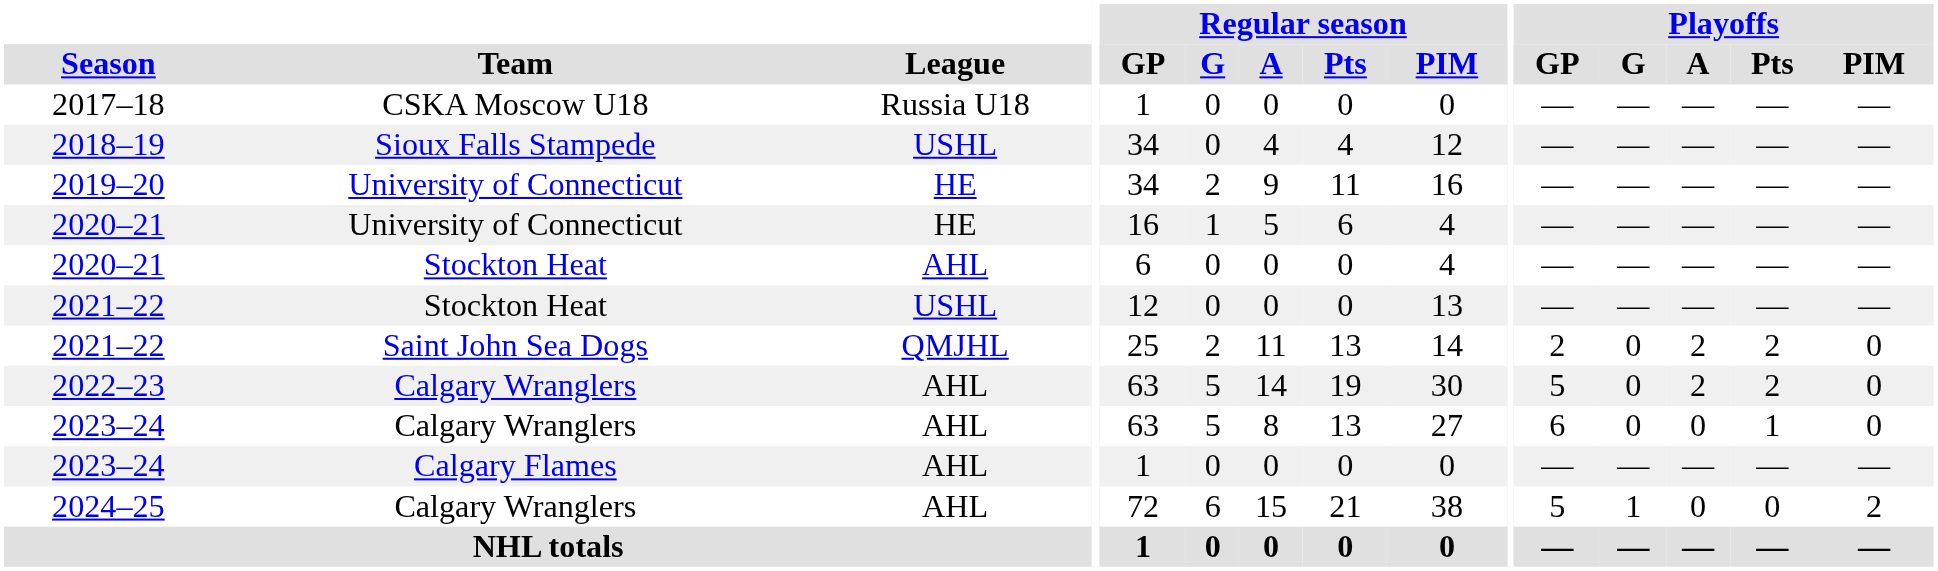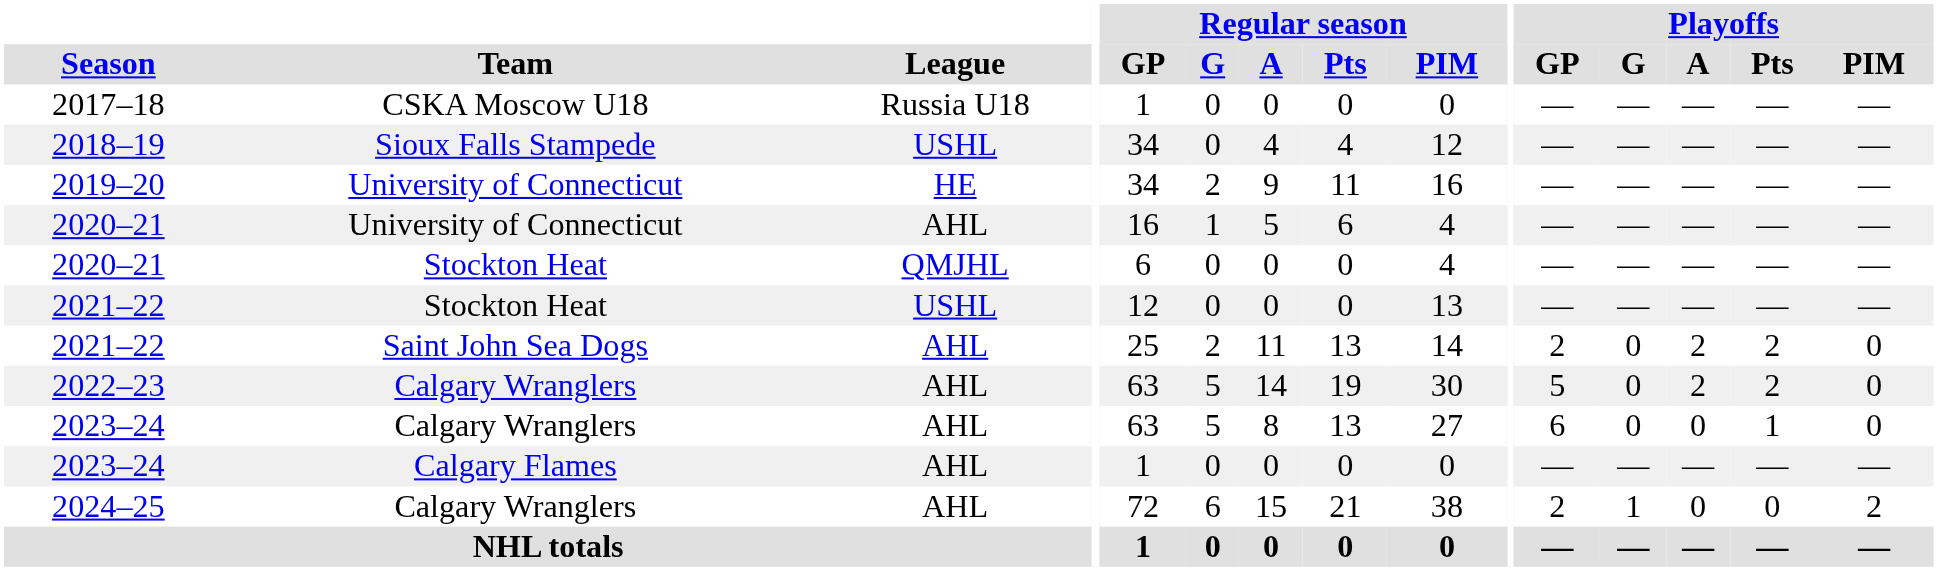(955, 224) HE -> (955, 224) AHL
(955, 264) AHL -> (955, 264) QMJHL
(955, 345) QMJHL -> (955, 345) AHL
(1557, 505) 5 -> (1557, 505) 2
